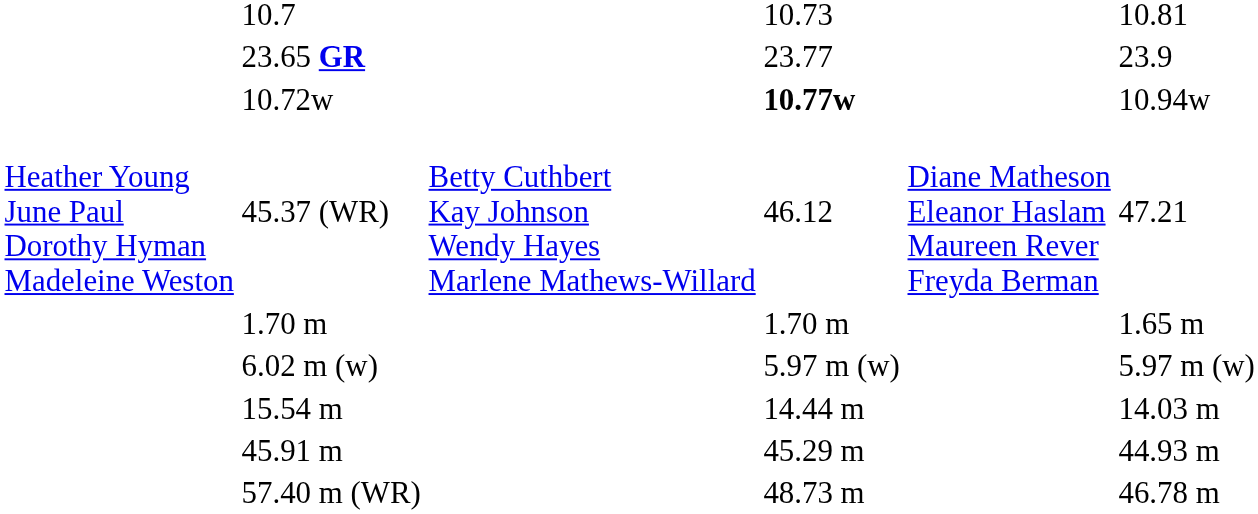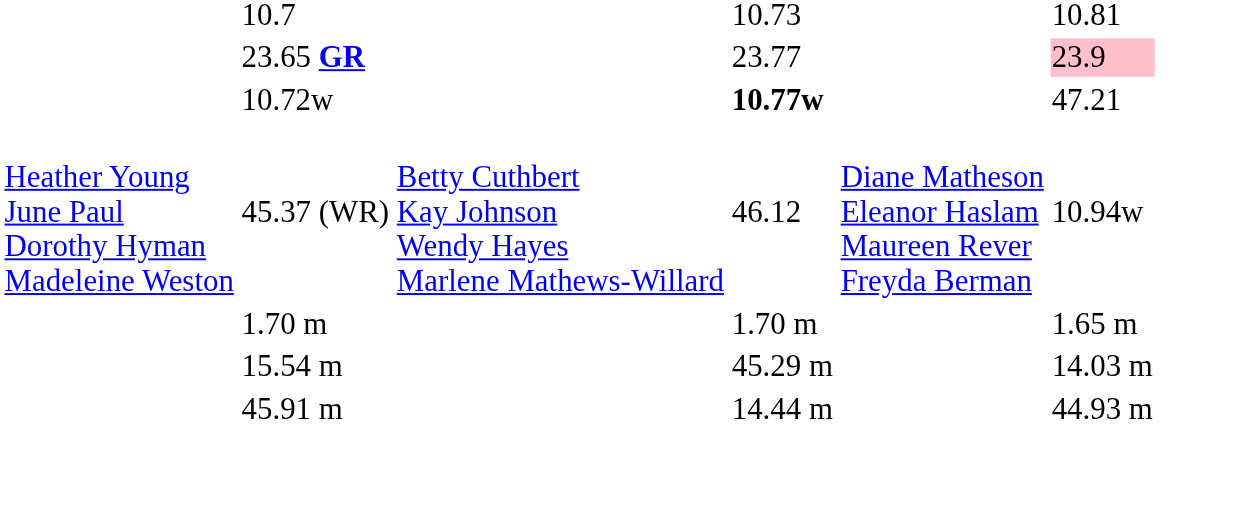(1146, 57) no background -> (1079, 57) pink background
(1164, 99) 10.94w -> (1086, 99) 47.21
(1153, 211) 47.21 -> (1098, 211) 10.94w
- row: (310, 365)
(814, 408) 14.44 m -> (782, 365) 45.29 m
(814, 450) 45.29 m -> (782, 408) 14.44 m
- row: (331, 493)
